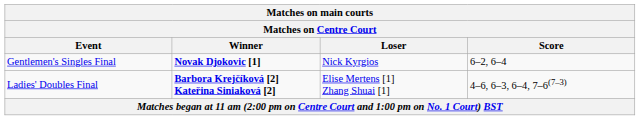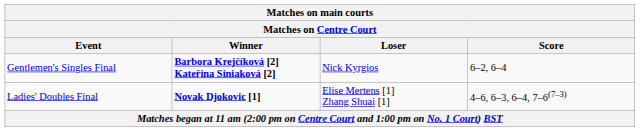(217, 62) Novak Djokovic [1] -> (227, 68) Barbora Krejčíková [2] Kateřina Siniaková [2]
(227, 84) Barbora Krejčíková [2] Kateřina Siniaková [2] -> (217, 96) Novak Djokovic [1]
